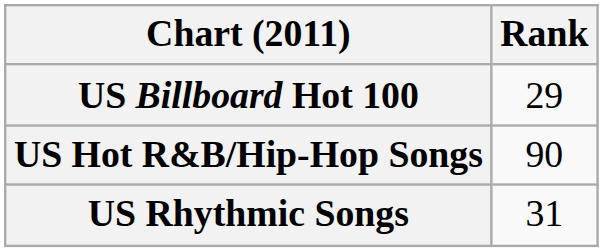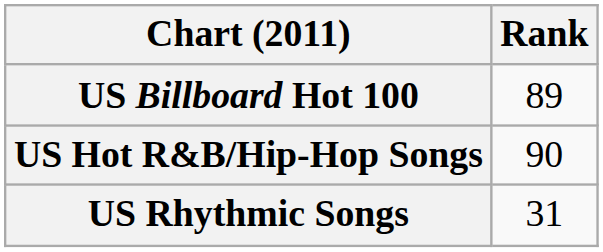(544, 94) 29 -> (544, 94) 89
